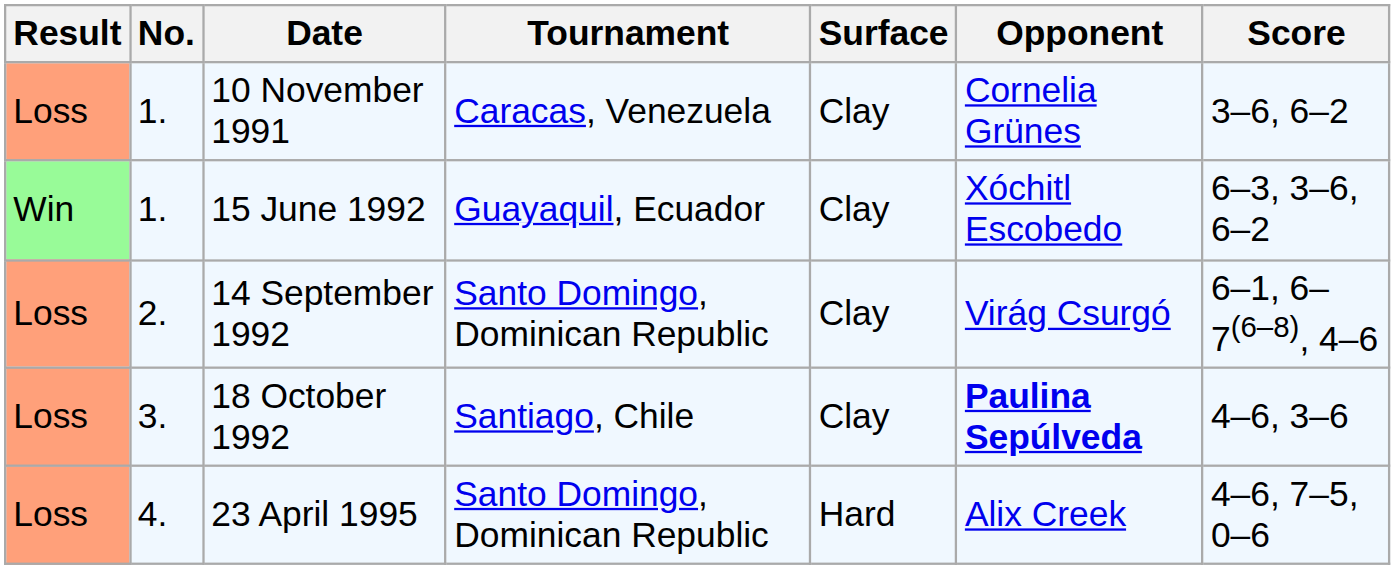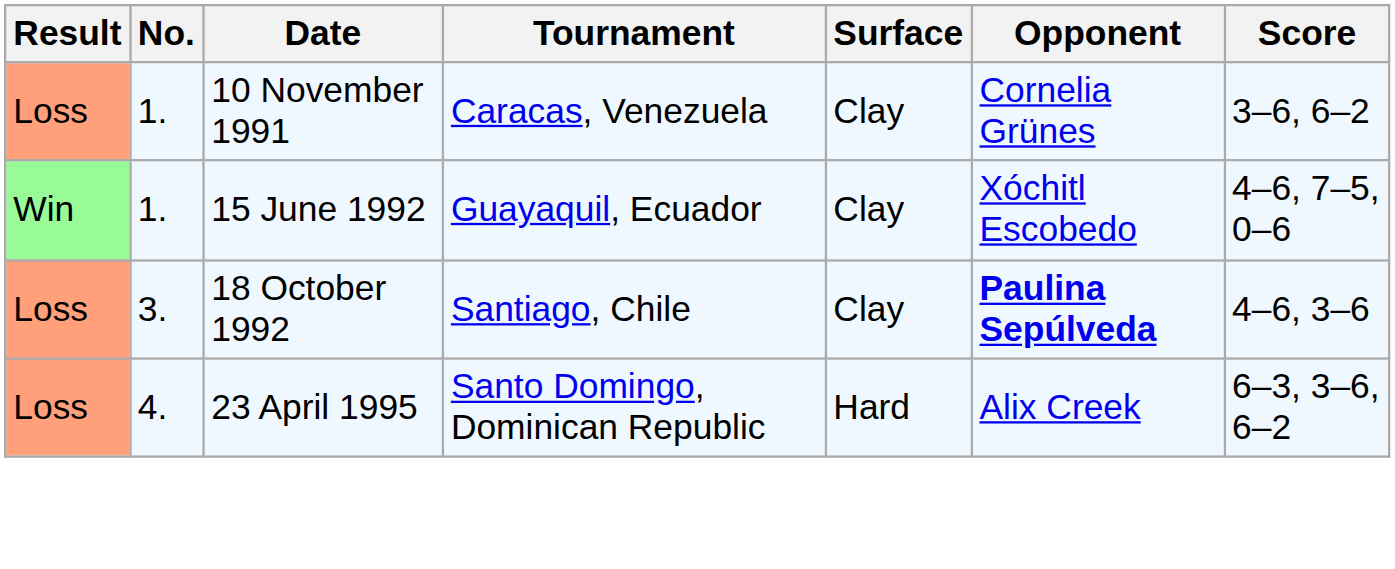(1285, 209) 6–3, 3–6, 6–2 -> (1306, 209) 4–6, 7–5, 0–6
- row: (322, 312)
(1285, 514) 4–6, 7–5, 0–6 -> (1306, 406) 6–3, 3–6, 6–2
